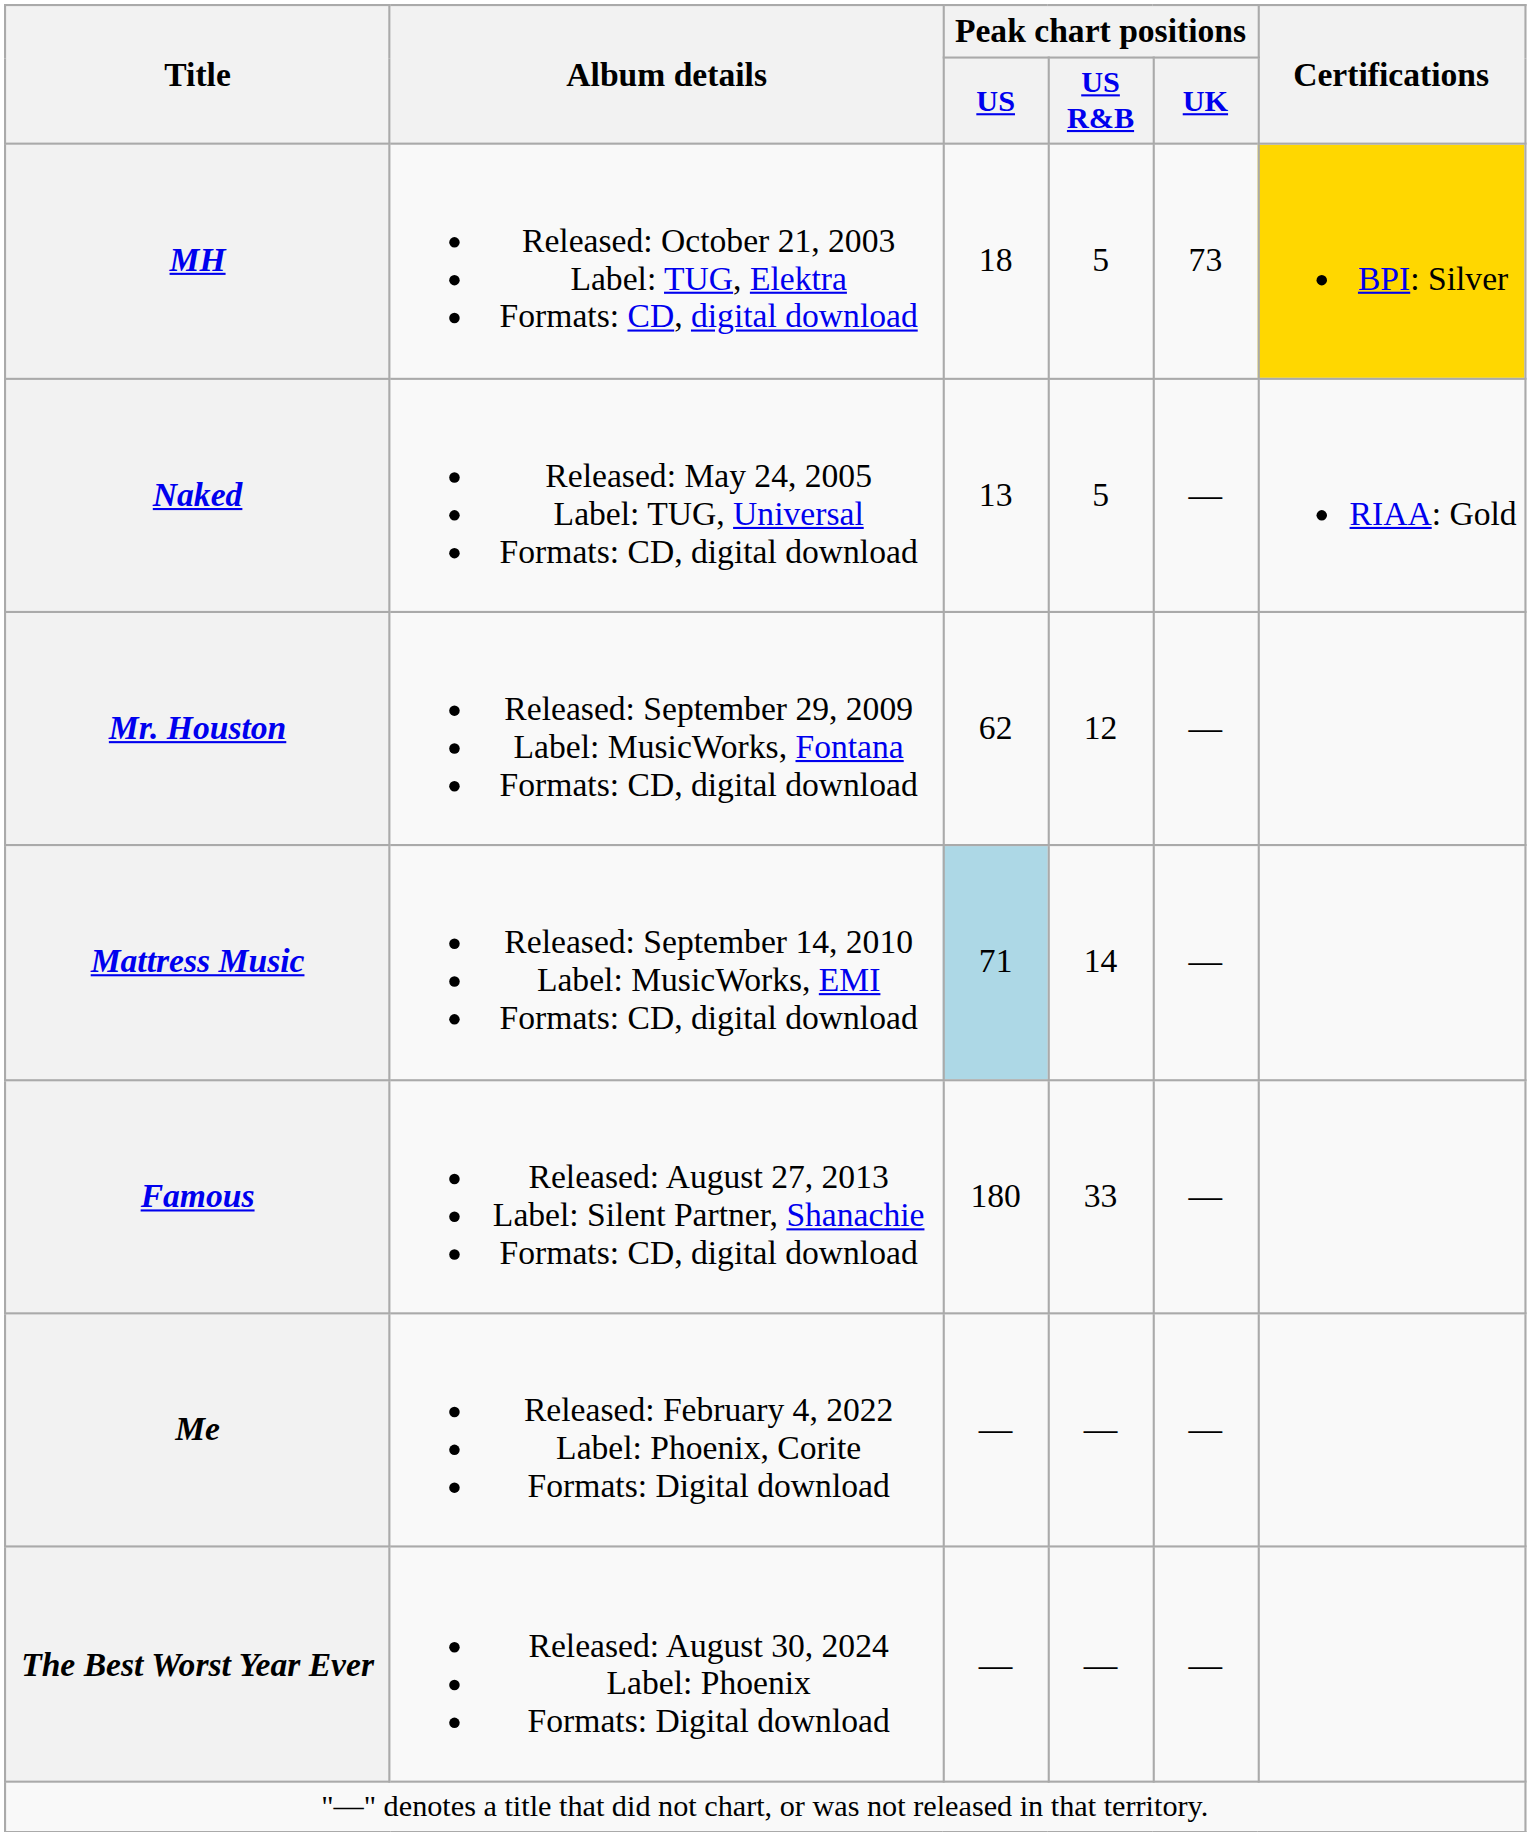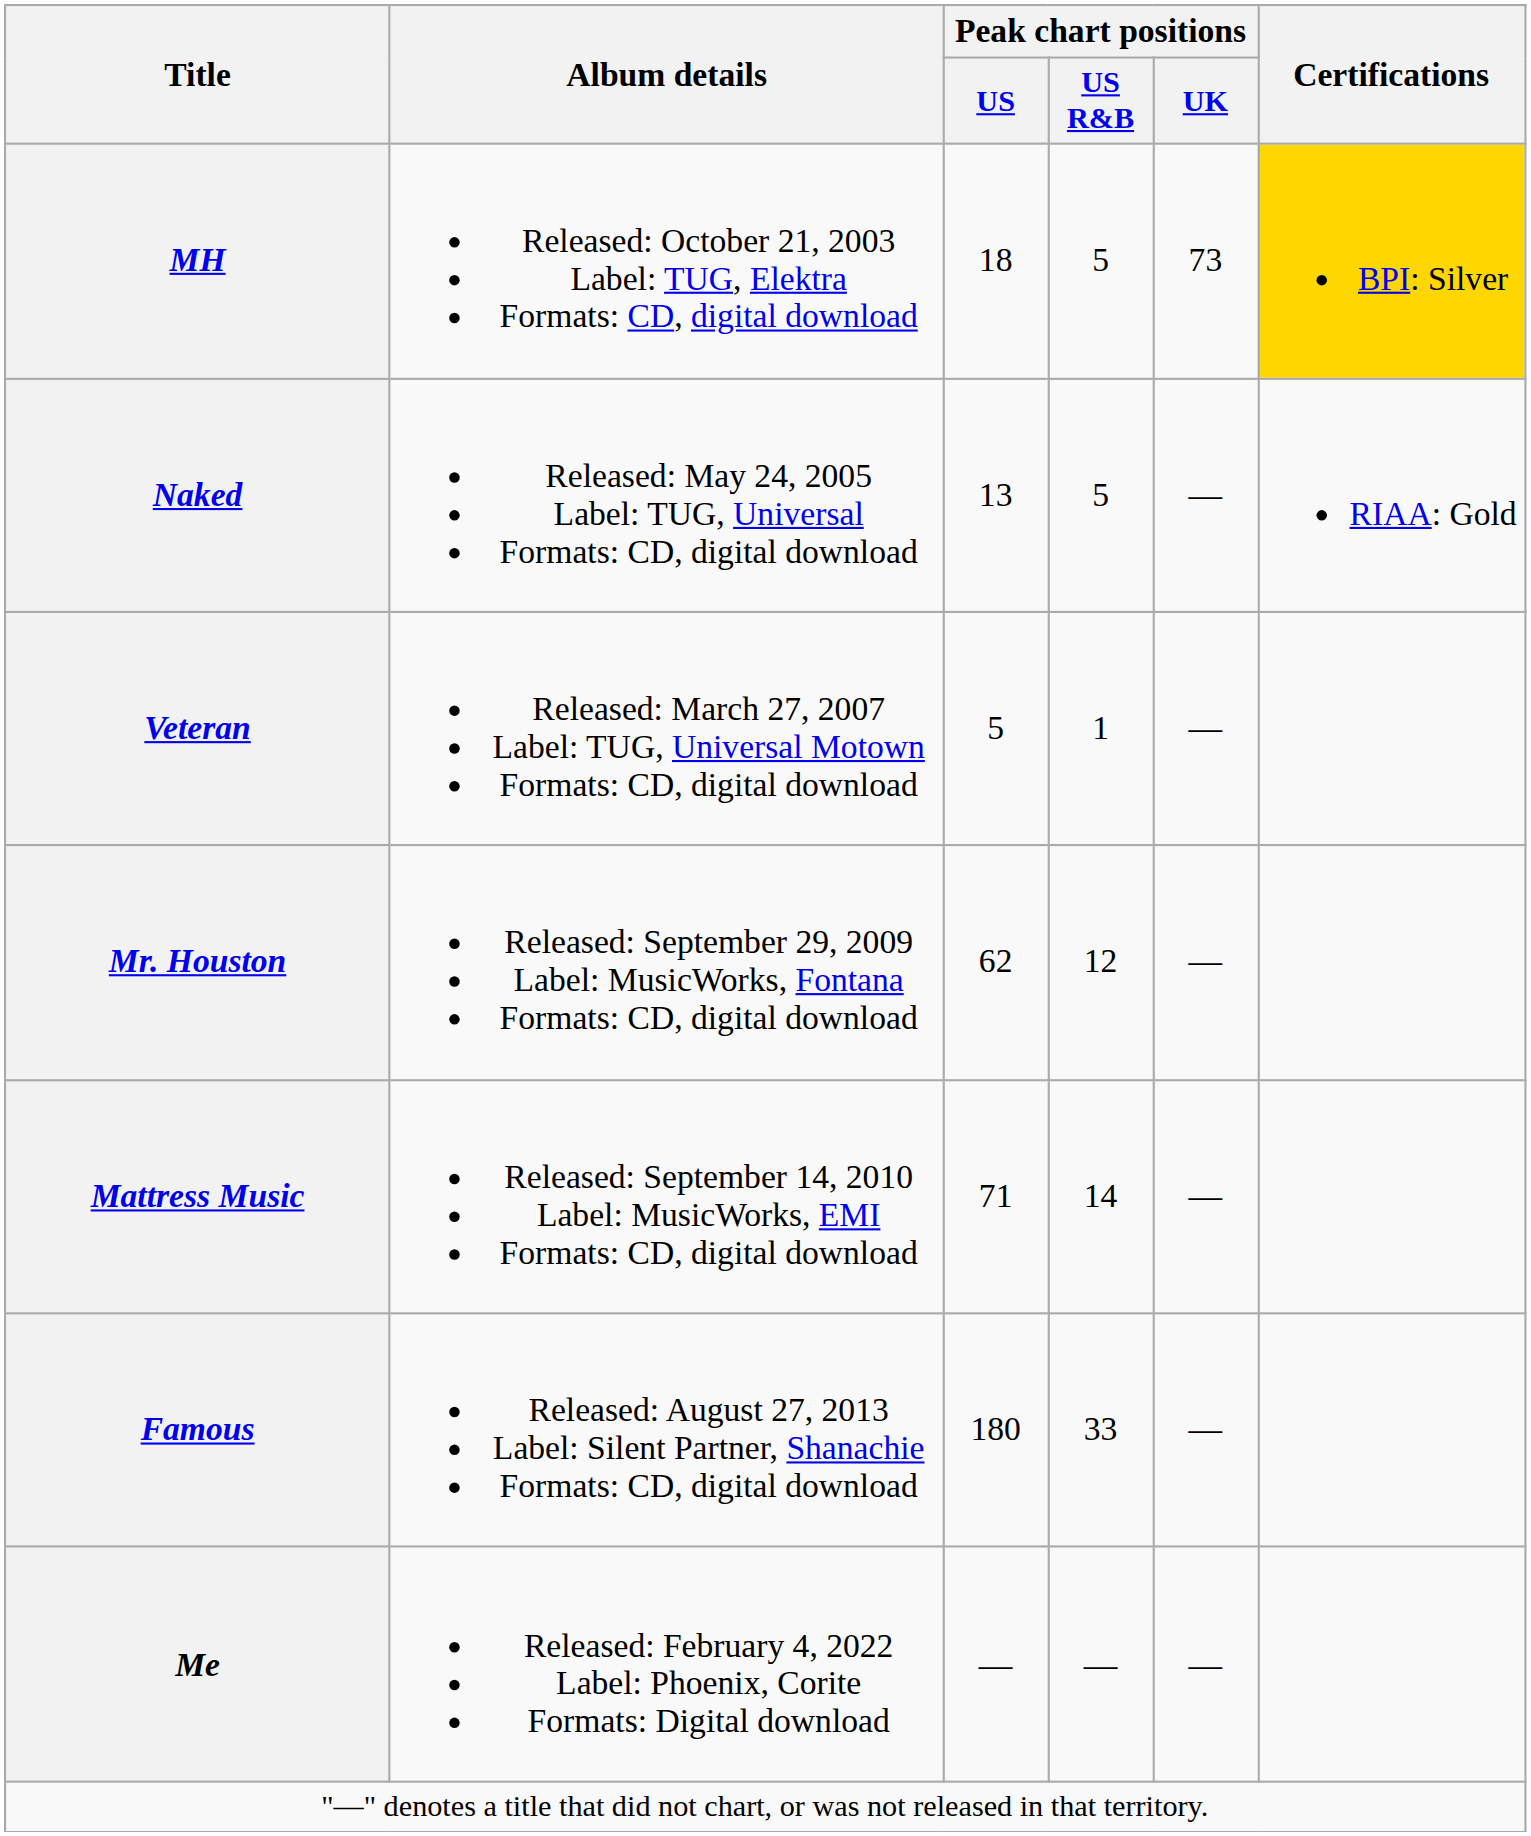+ row: (198, 728)
(996, 961) lightblue background -> (996, 1195) no background
- row: (198, 1663)
